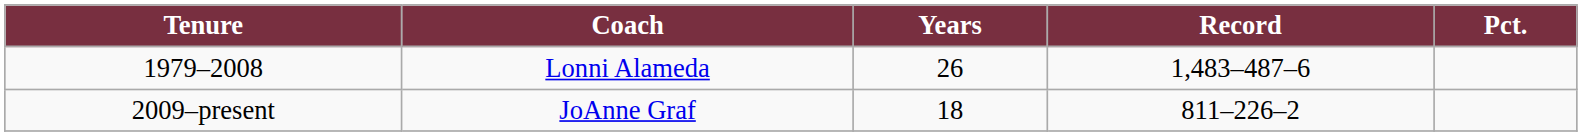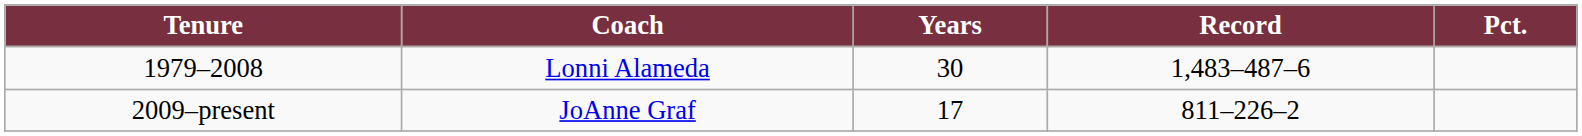(950, 67) 26 -> (950, 67) 30
(950, 109) 18 -> (950, 109) 17
